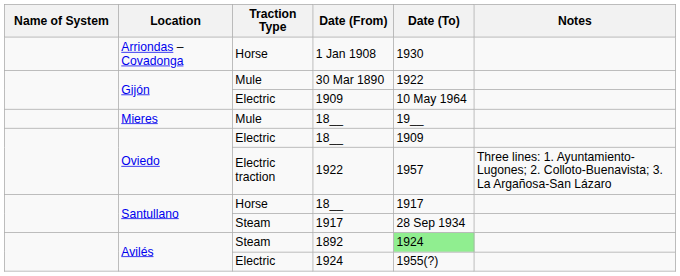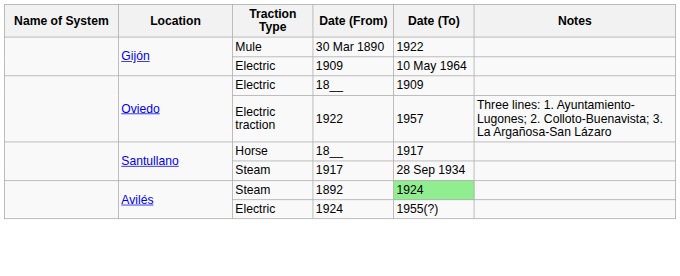- row: (152, 53)
- row: (140, 118)
